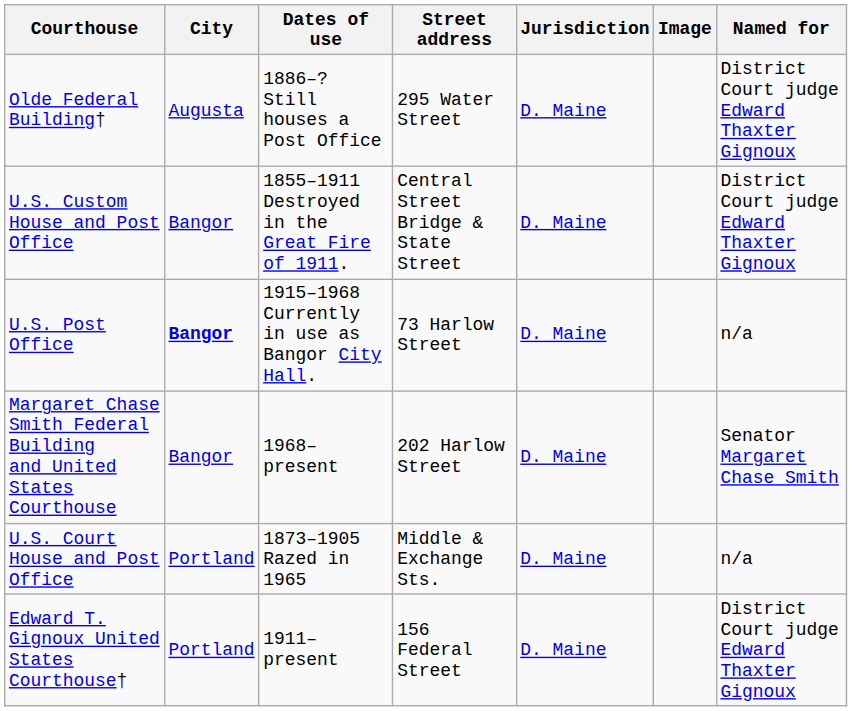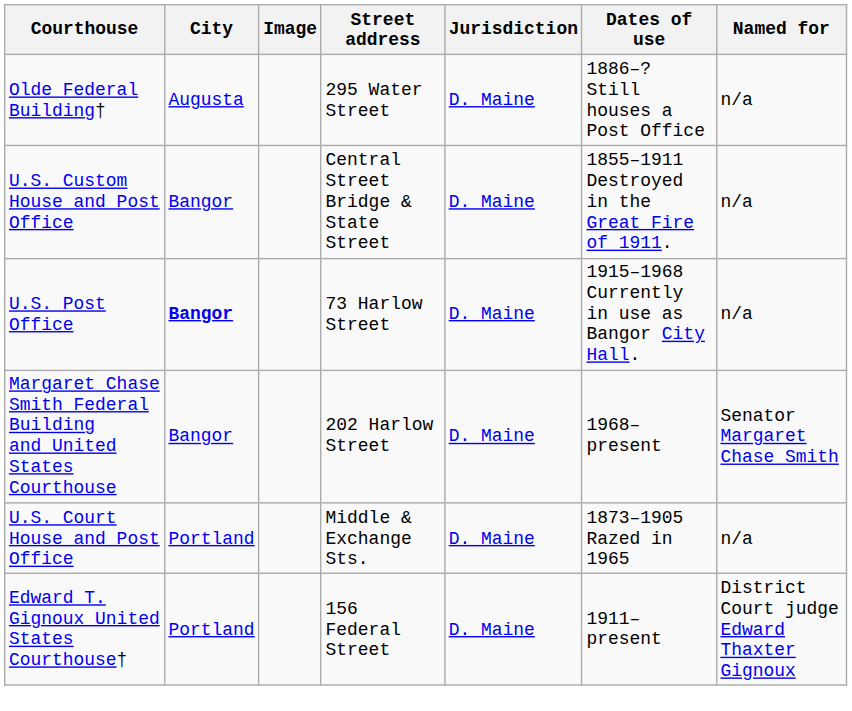columns swapped: (685, 30) <-> (326, 30)
(780, 111) District Court judge Edward Thaxter Gignoux -> (737, 100) n/a
(780, 223) District Court judge Edward Thaxter Gignoux -> (737, 202) n/a
